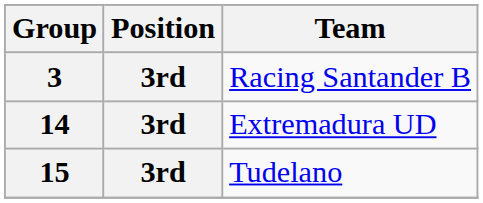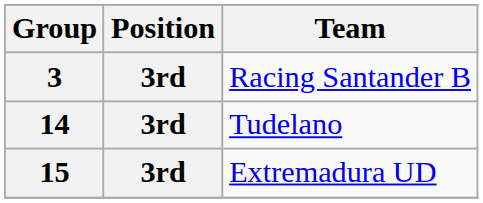(333, 124) Extremadura UD -> (286, 124) Tudelano
(286, 172) Tudelano -> (333, 172) Extremadura UD
